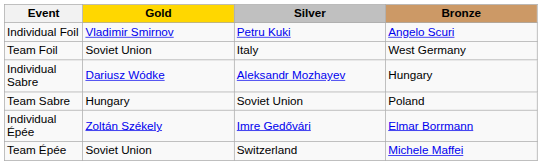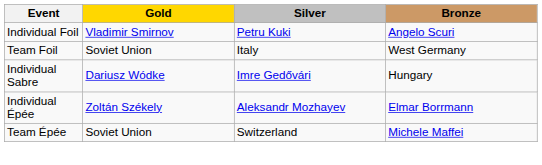(291, 75) Aleksandr Mozhayev -> (274, 75) Imre Gedővári
- row: (39, 100)
(274, 126) Imre Gedővári -> (291, 107) Aleksandr Mozhayev
